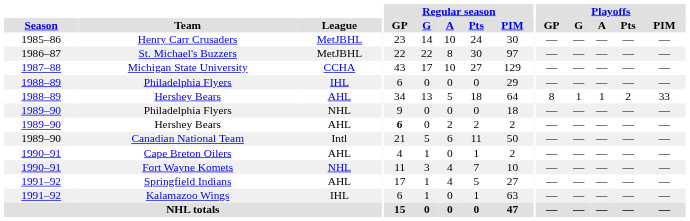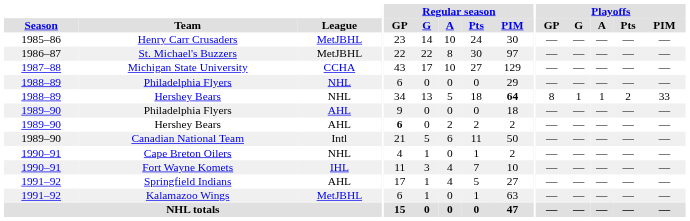(339, 82) IHL -> (339, 82) NHL
(339, 96) AHL -> (339, 96) NHL
(512, 96) normal -> (512, 96) bold
(339, 110) NHL -> (339, 110) AHL
(339, 153) AHL -> (339, 153) NHL
(339, 167) NHL -> (339, 167) IHL
(339, 195) IHL -> (339, 195) MetJBHL
